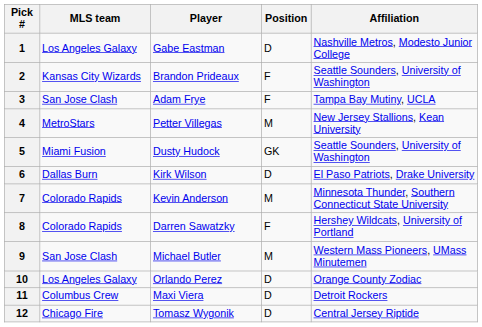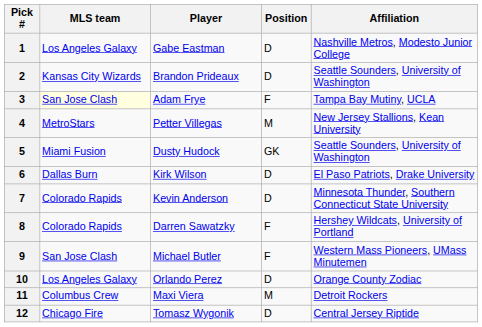(267, 77) F -> (268, 77) D
(80, 100) no background -> (80, 100) lightyellow background
(268, 198) M -> (268, 198) D
(268, 256) M -> (267, 256) F
(268, 296) D -> (268, 296) M
